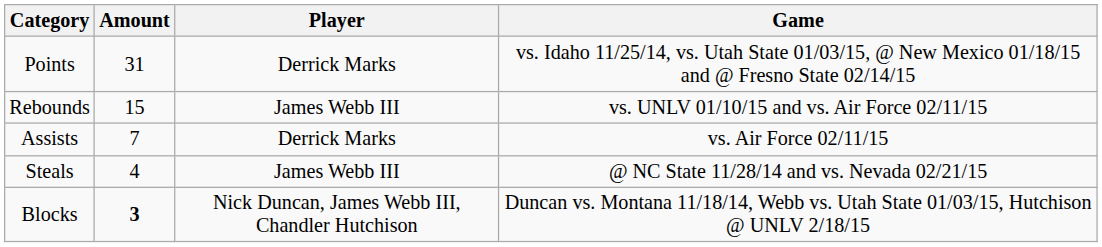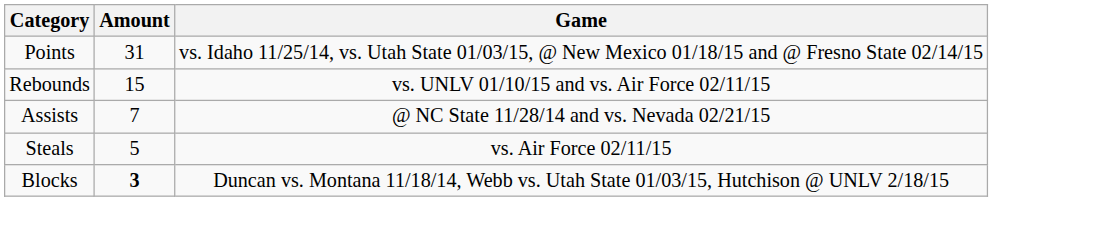- column: (337, 20)
(798, 139) vs. Air Force 02/11/15 -> (581, 116) @ NC State 11/28/14 and vs. Nevada 02/21/15
(134, 171) 4 -> (134, 148) 5
(798, 171) @ NC State 11/28/14 and vs. Nevada 02/21/15 -> (581, 148) vs. Air Force 02/11/15
